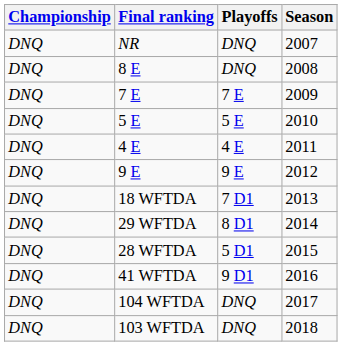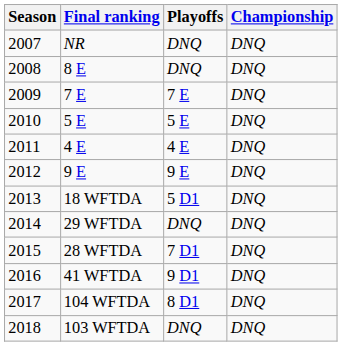columns swapped: (309, 17) <-> (60, 17)
(238, 198) 7 D1 -> (183, 198) 5 D1
(238, 224) 8 D1 -> (184, 224) DNQ
(238, 250) 5 D1 -> (183, 250) 7 D1
(239, 302) DNQ -> (183, 302) 8 D1
